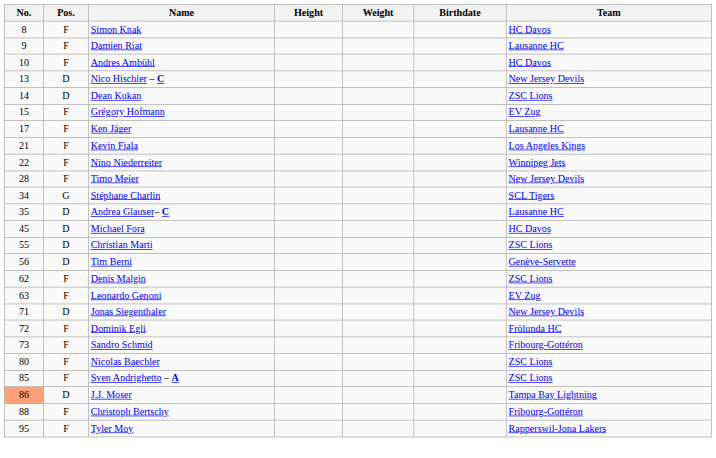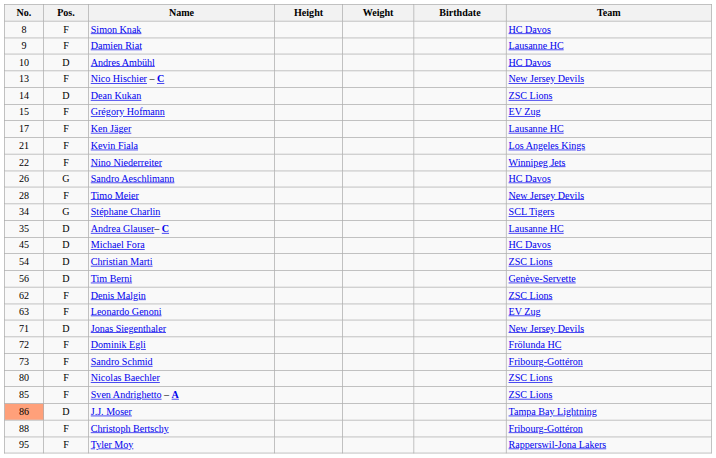(66, 63) F -> (66, 63) D
(66, 79) D -> (66, 79) F
+ row: (133, 179)
(24, 245) 55 -> (24, 262) 54
